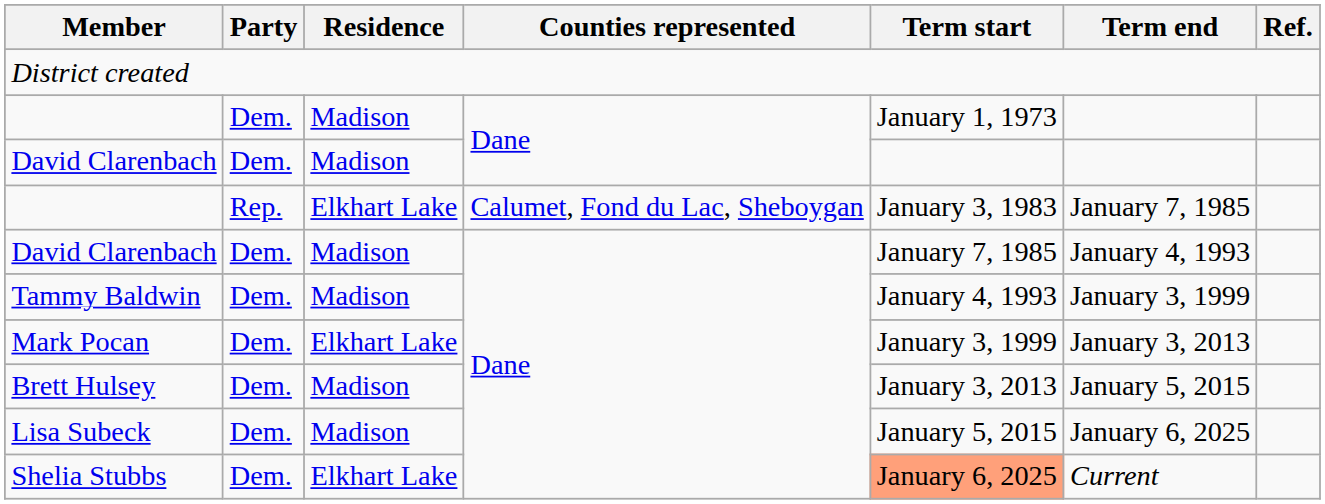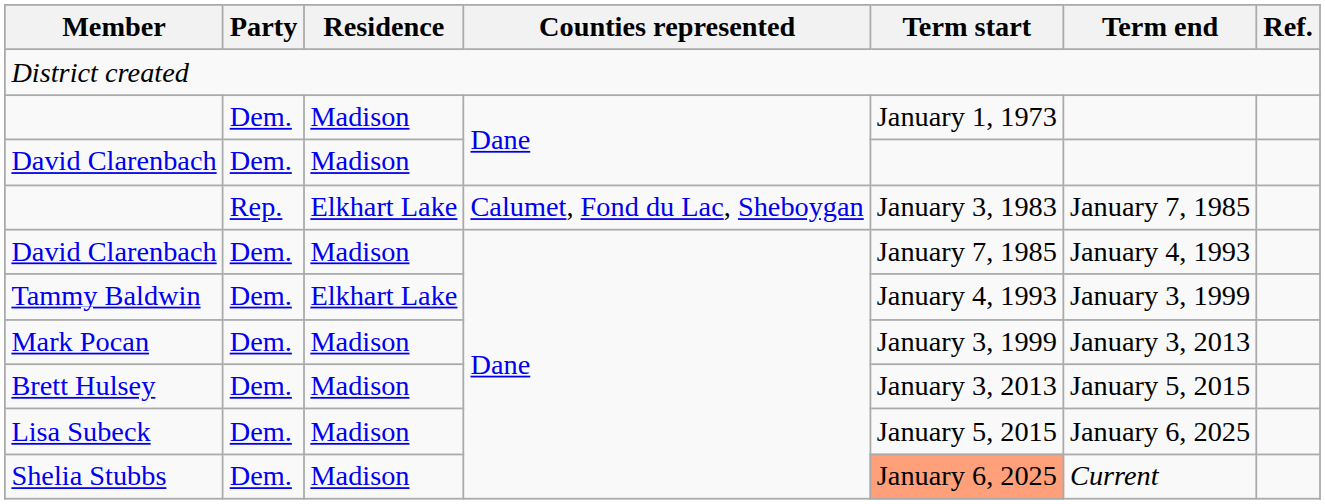(360, 296) Madison -> (384, 296) Elkhart Lake
(384, 341) Elkhart Lake -> (360, 341) Madison
(384, 476) Elkhart Lake -> (360, 476) Madison
